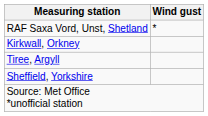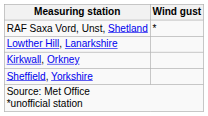+ row: (62, 44)
- row: (33, 60)
